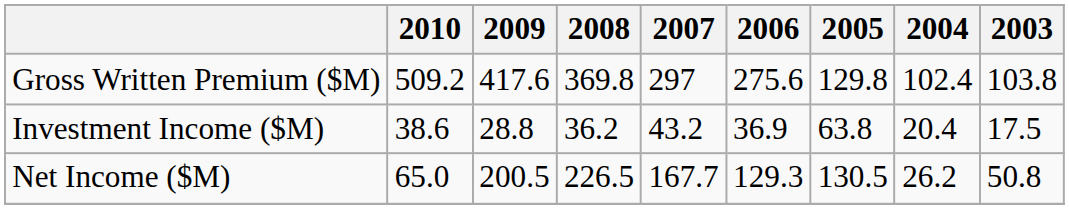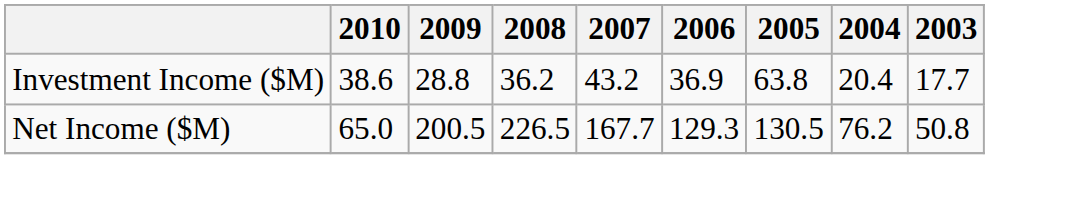- row: (196, 78)
(1014, 128) 17.5 -> (942, 78) 17.7
(930, 177) 26.2 -> (865, 128) 76.2
